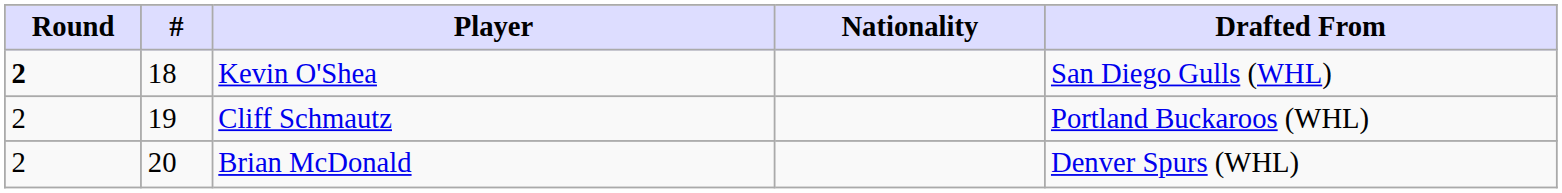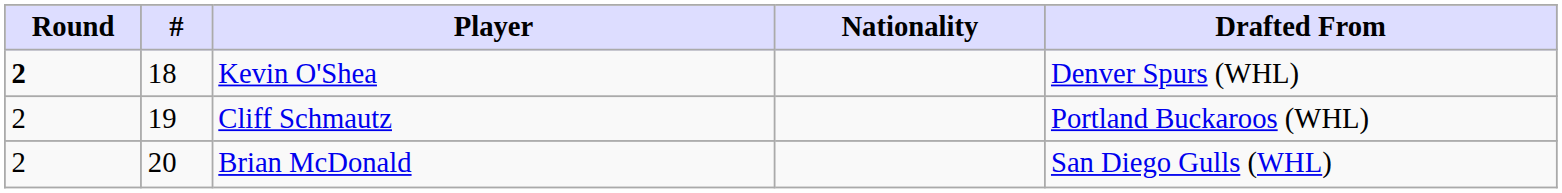(1191, 72) San Diego Gulls (WHL) -> (1175, 72) Denver Spurs (WHL)
(1175, 163) Denver Spurs (WHL) -> (1191, 163) San Diego Gulls (WHL)
